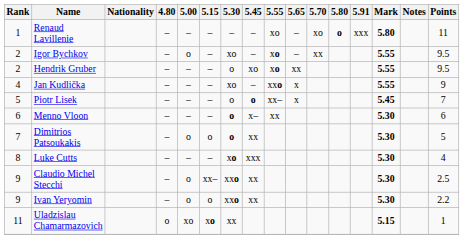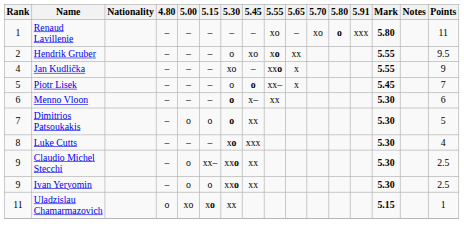- row: (61, 54)
(443, 199) 2.2 -> (443, 184) 2.5
